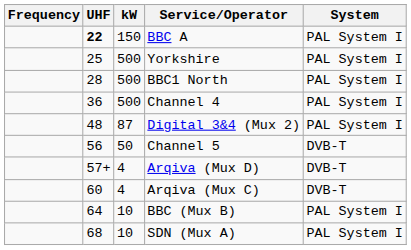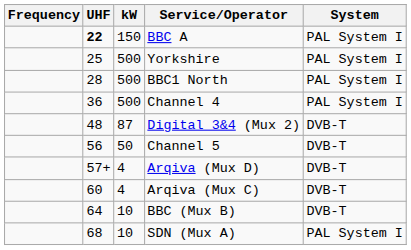(355, 125) PAL System I -> (327, 125) DVB-T
(355, 212) PAL System I -> (327, 212) DVB-T
